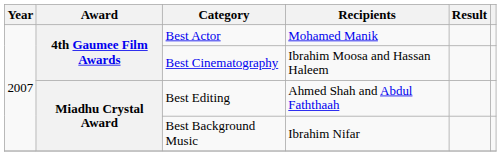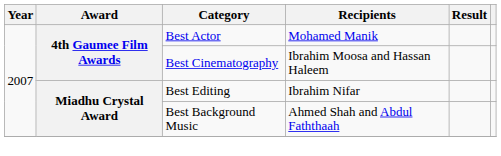(350, 98) Ahmed Shah and Abdul Faththaah -> (324, 91) Ibrahim Nifar
(324, 133) Ibrahim Nifar -> (350, 118) Ahmed Shah and Abdul Faththaah
